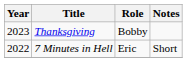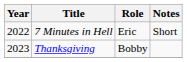rows swapped: (74, 48) <-> (65, 31)
